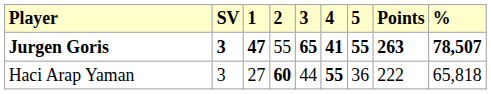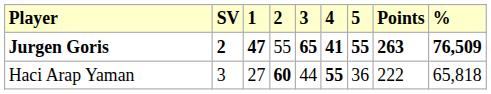(221, 46) 3 -> (221, 46) 2
(457, 46) 78,507 -> (457, 46) 76,509
